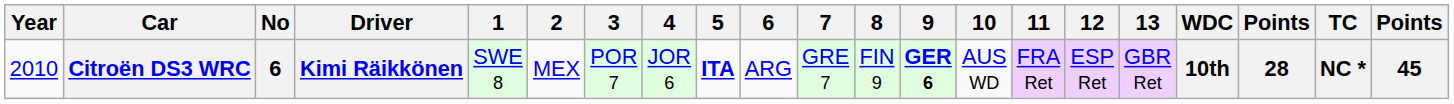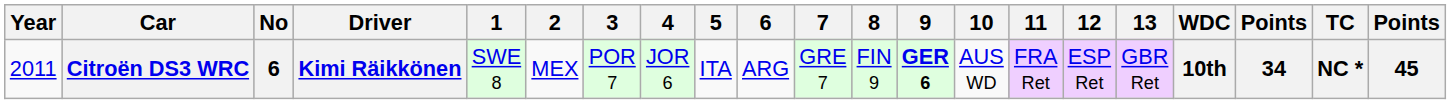(34, 69) 2010 -> (33, 69) 2011
(718, 69) bold -> (716, 69) normal
(1277, 69) 28 -> (1274, 69) 34
